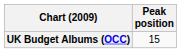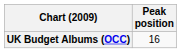(154, 39) 15 -> (154, 39) 16
